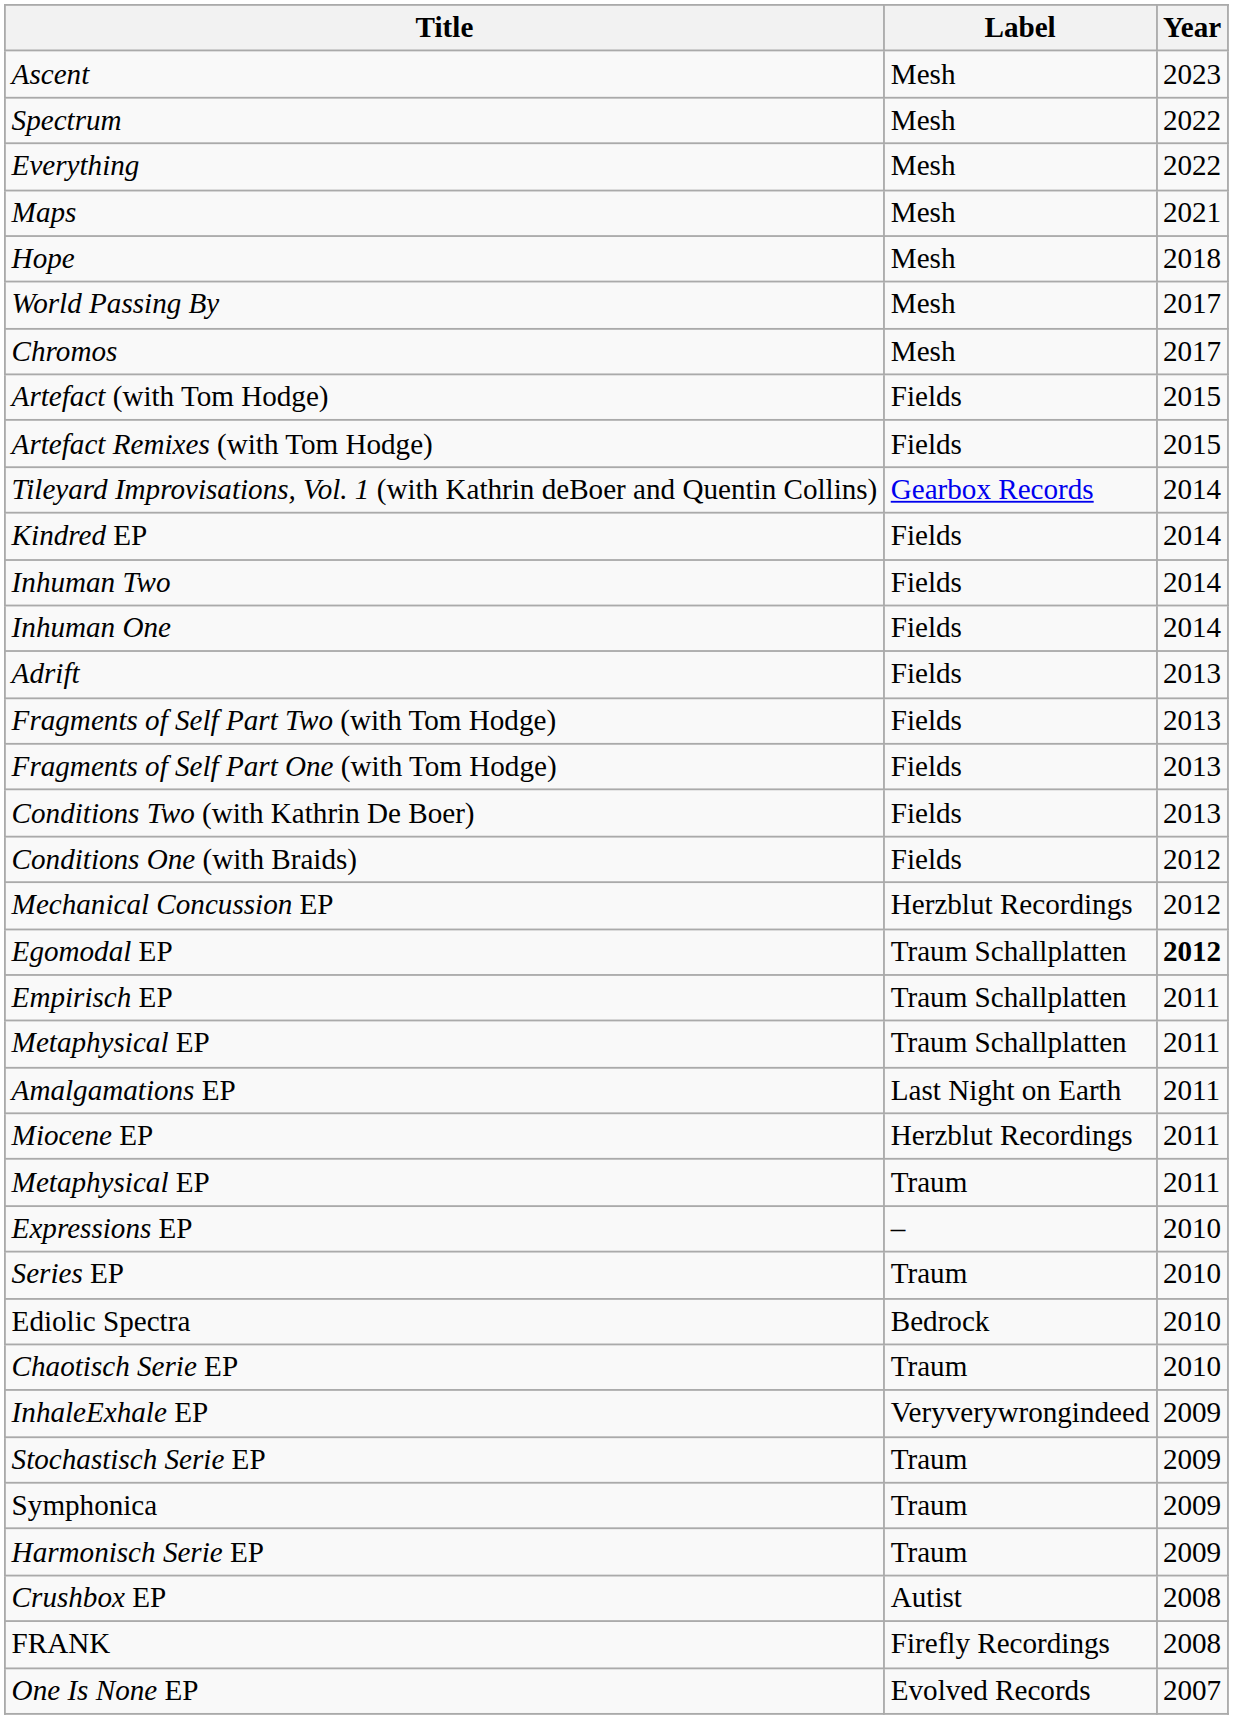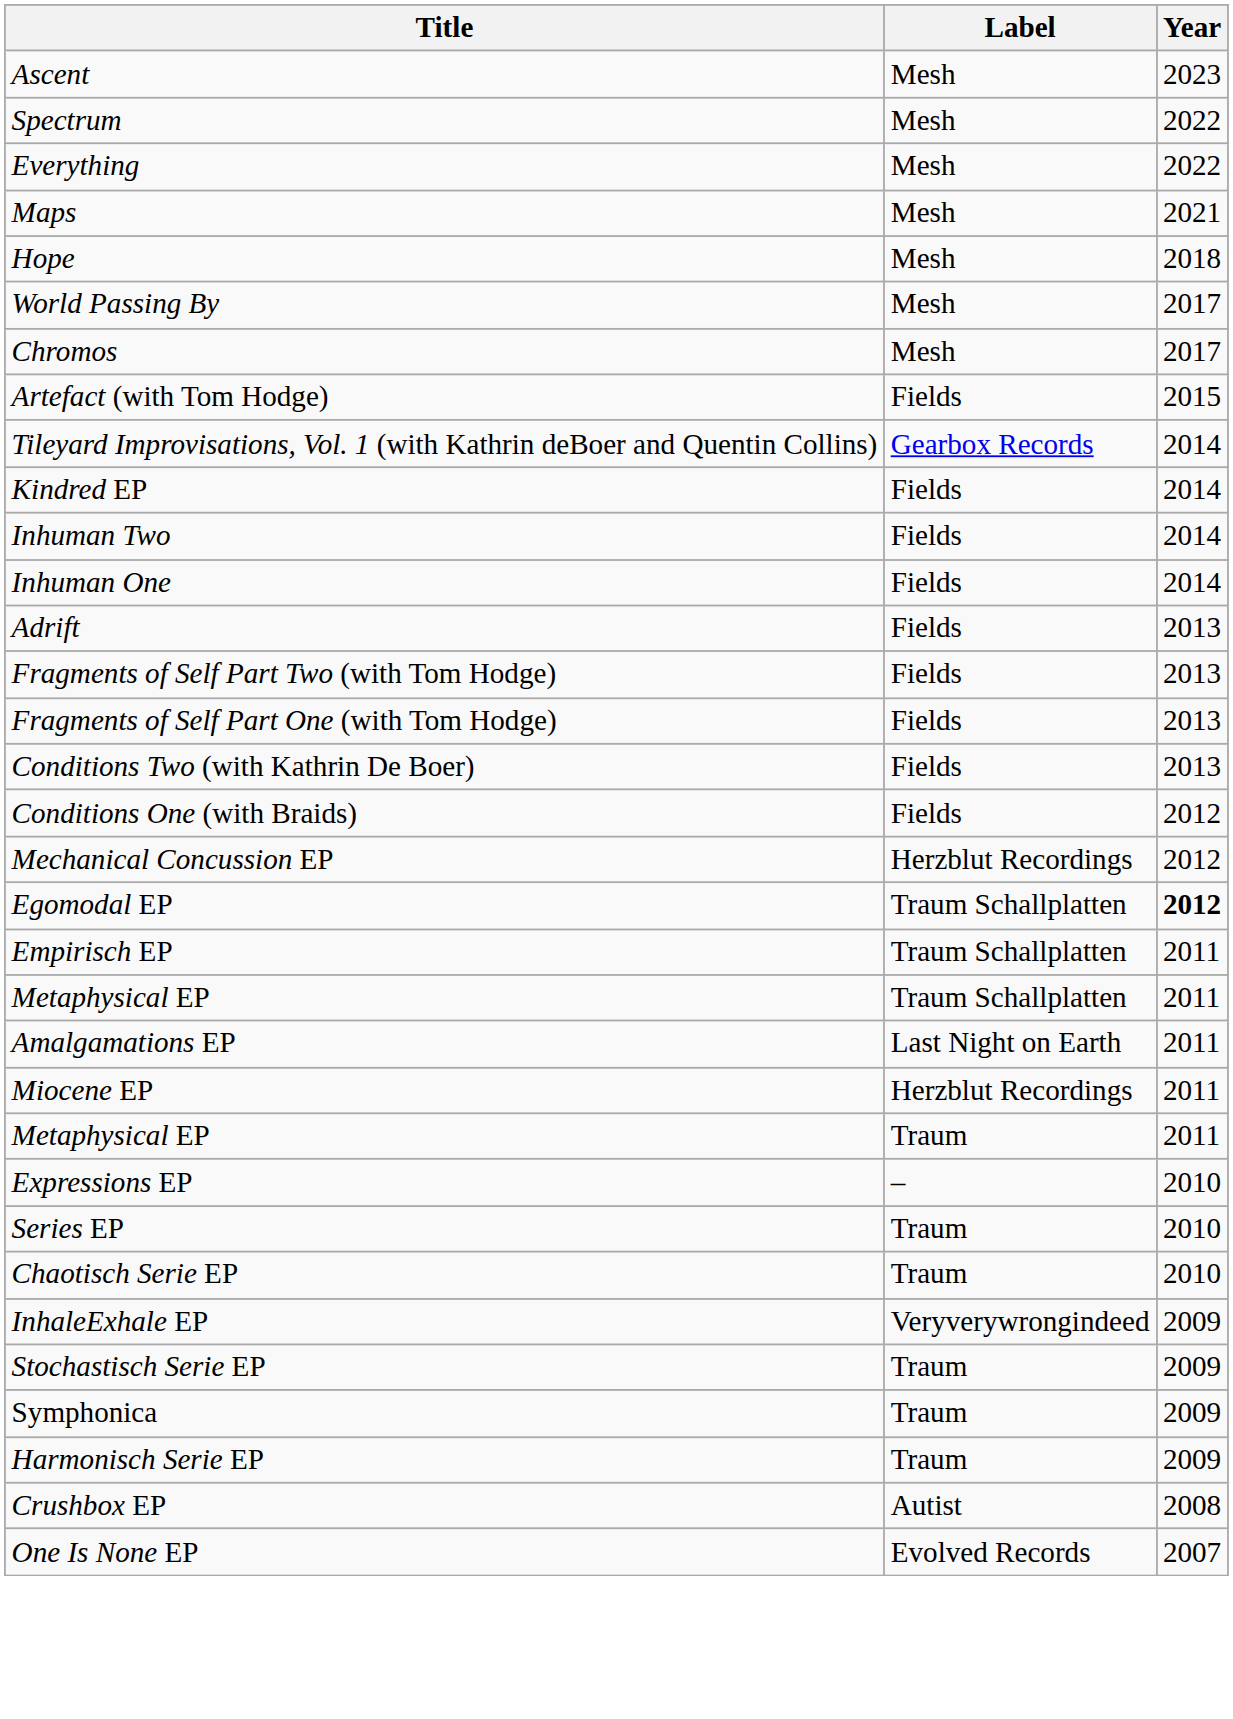- row: (222, 443)
- row: (101, 1320)
- row: (61, 1643)
